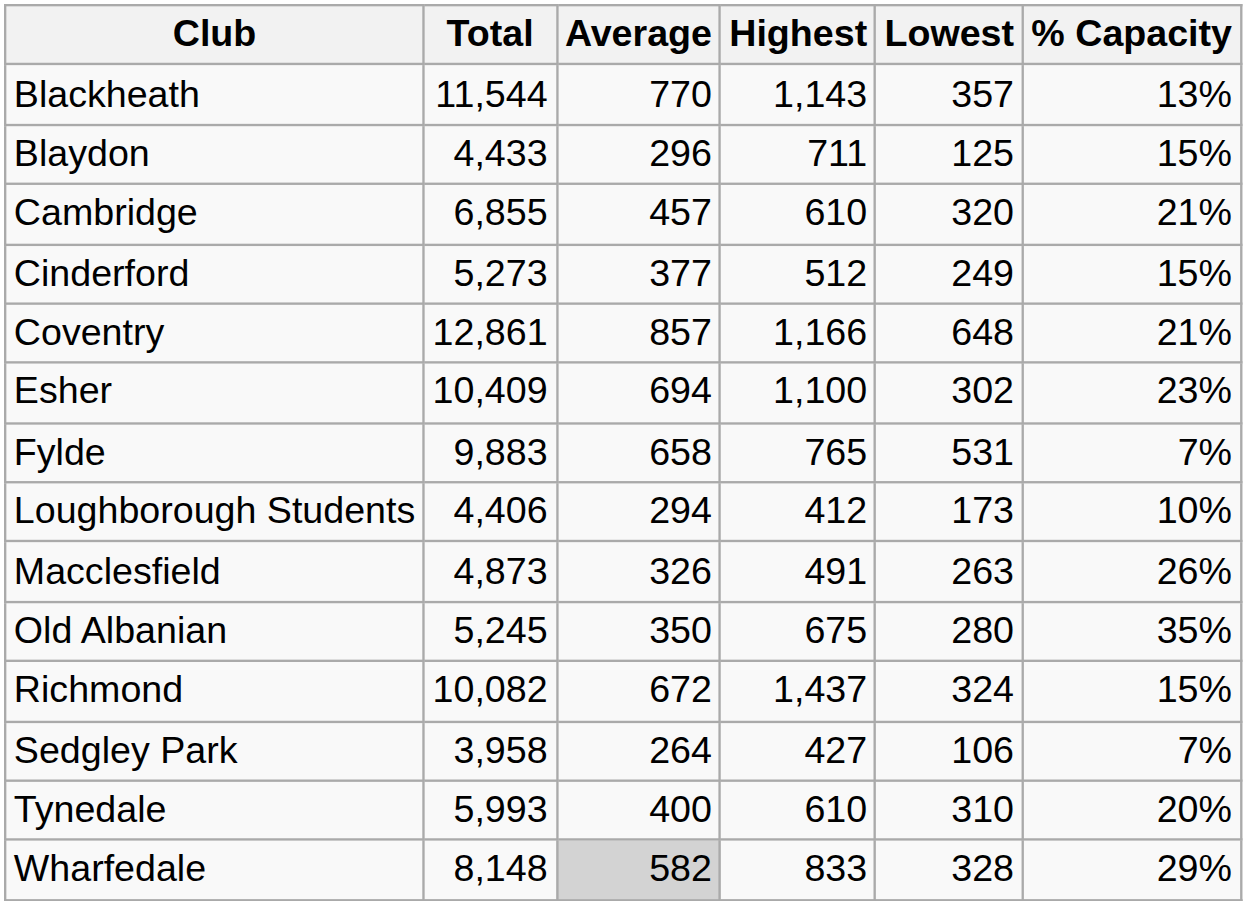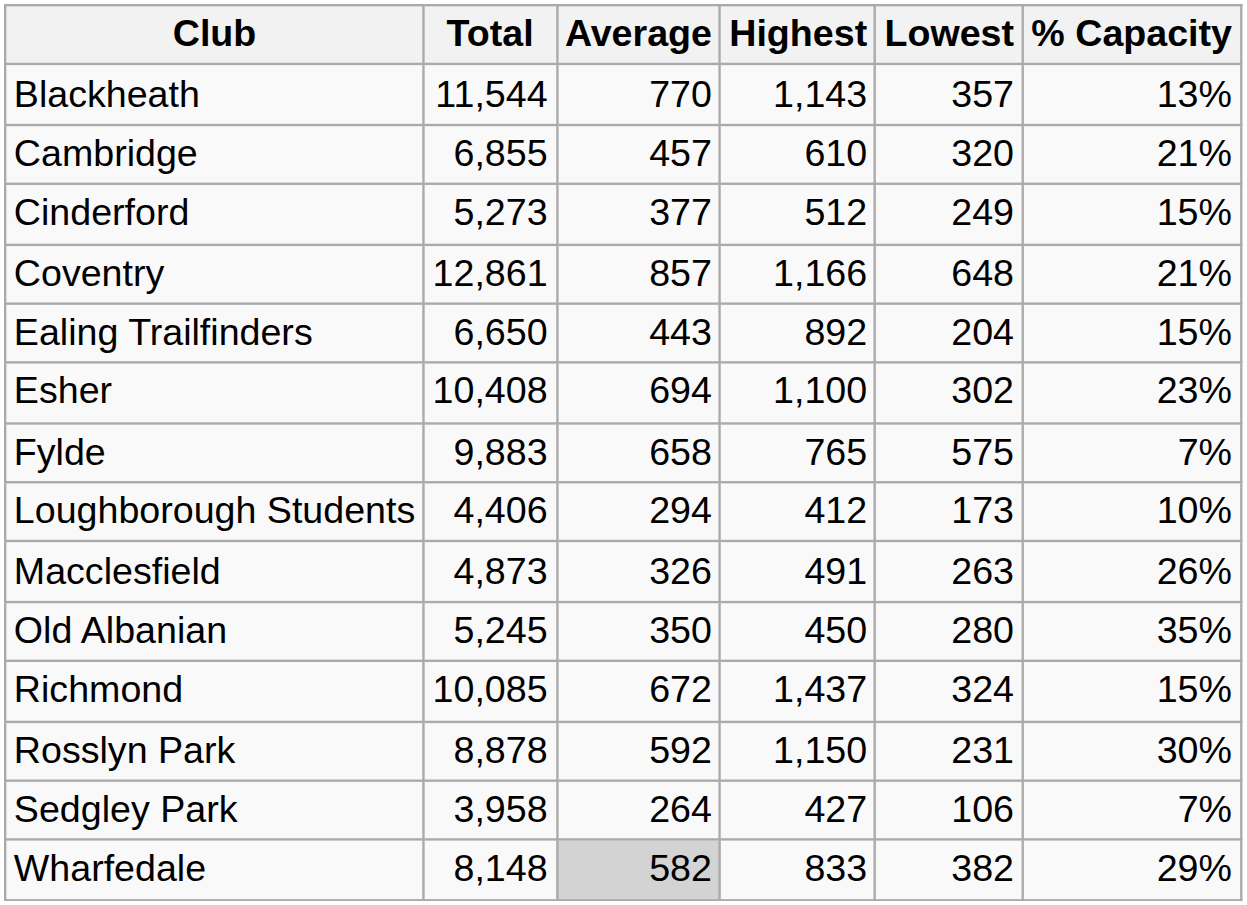- row: (82, 153)
+ row: (163, 332)
(490, 392) 10,409 -> (490, 392) 10,408
(983, 451) 531 -> (983, 451) 575
(836, 630) 675 -> (836, 630) 450
(490, 690) 10,082 -> (490, 690) 10,085
+ row: (125, 749)
- row: (90, 809)
(983, 869) 328 -> (983, 869) 382
